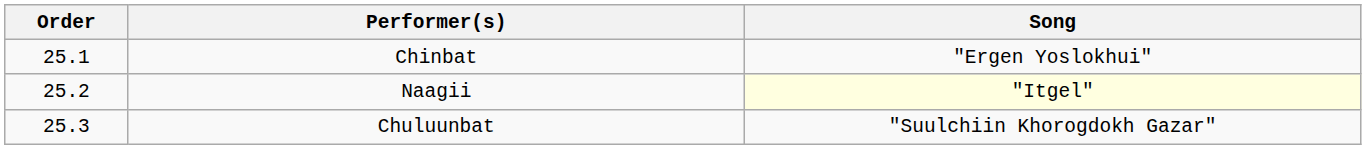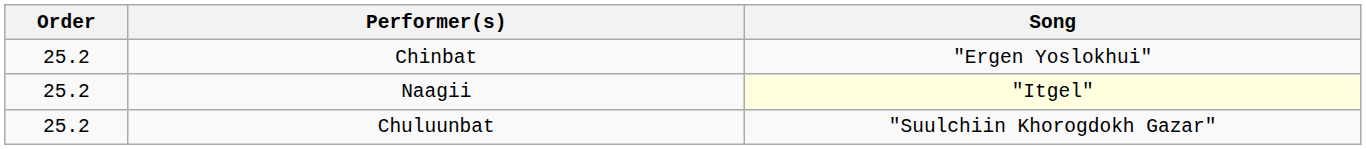(66, 57) 25.1 -> (66, 57) 25.2
(66, 126) 25.3 -> (66, 126) 25.2
